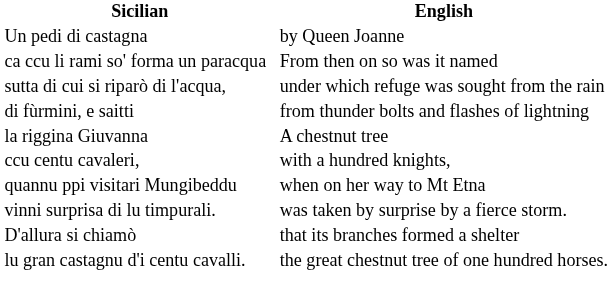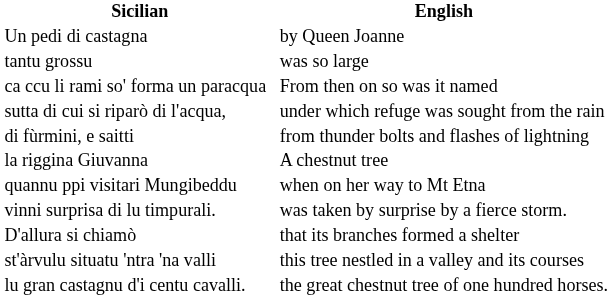+ row: (48, 61)
- row: (72, 160)
+ row: (110, 260)
